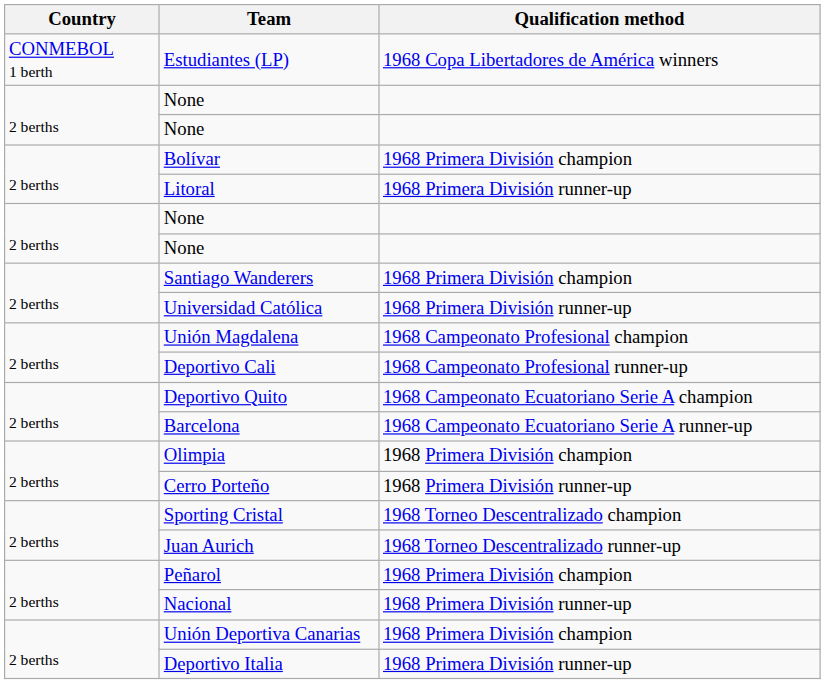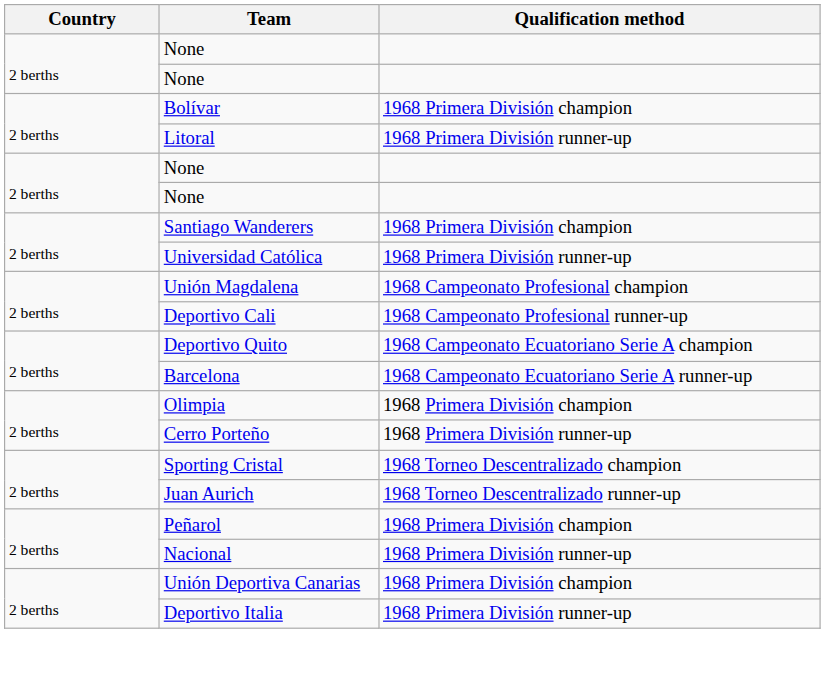- row: (226, 59)
